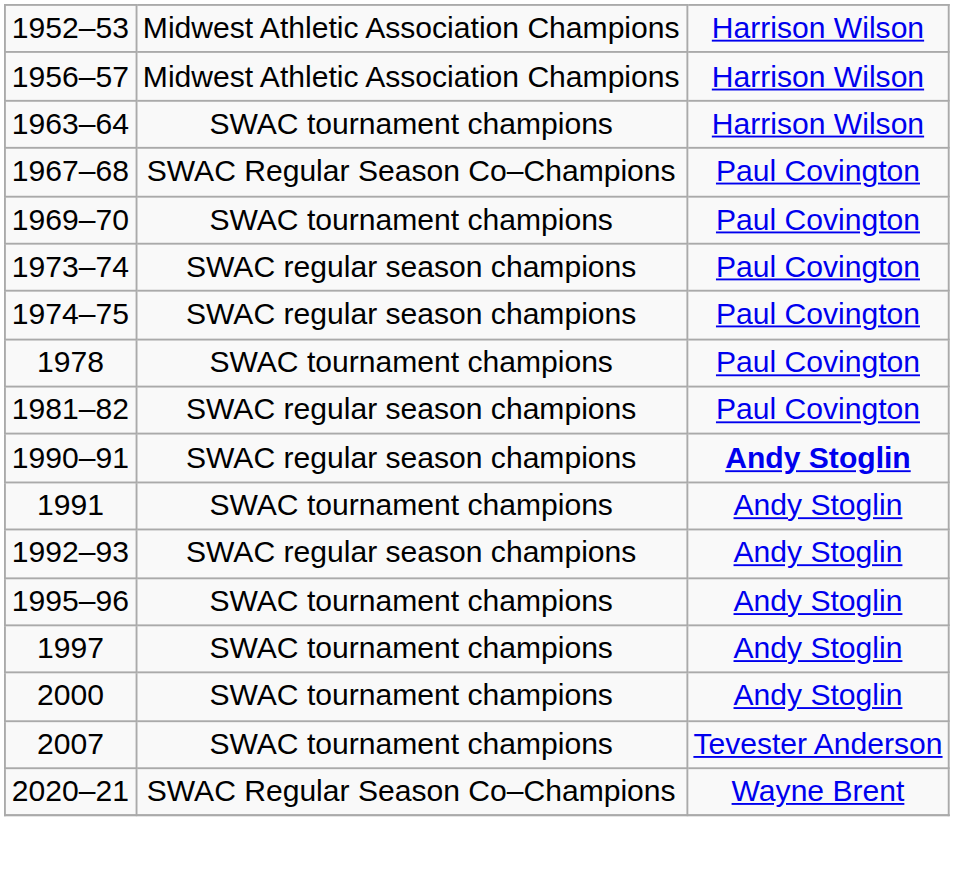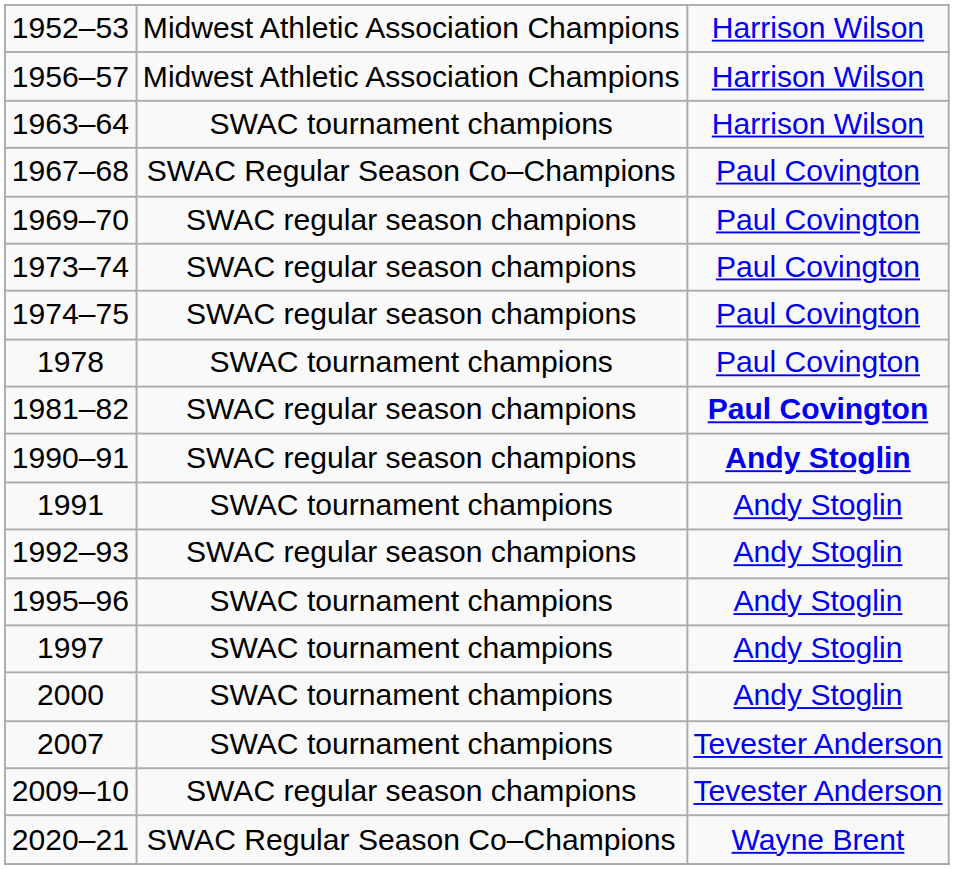(411, 219) SWAC tournament champions -> (411, 219) SWAC regular season champions
(818, 409) normal -> (818, 409) bold
+ row: (70, 791)
